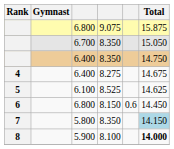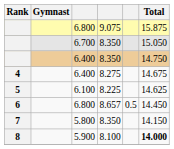(110, 90) 8.525 -> (110, 90) 8.225
(110, 105) 8.150 -> (110, 105) 8.657
(131, 105) 0.6 -> (131, 105) 0.5
(154, 121) lightblue background -> (154, 121) no background
